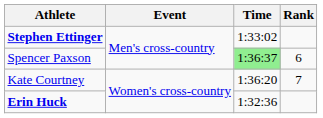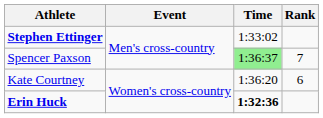(299, 58) 6 -> (300, 58) 7
(299, 80) 7 -> (300, 80) 6
(257, 102) normal -> (258, 102) bold
